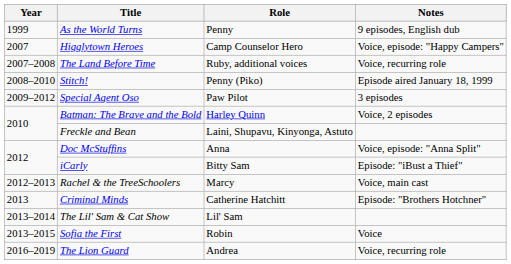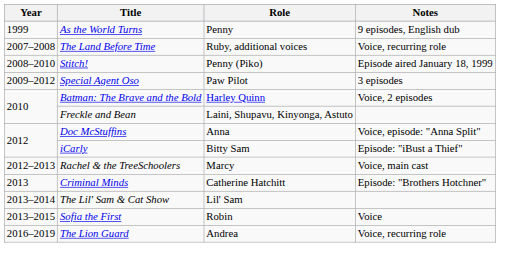- row: (102, 47)
